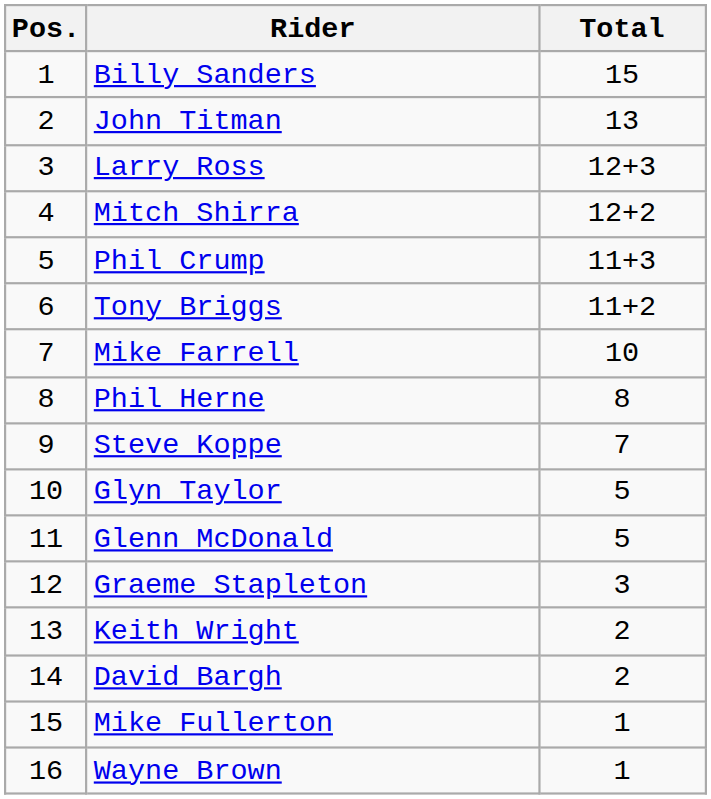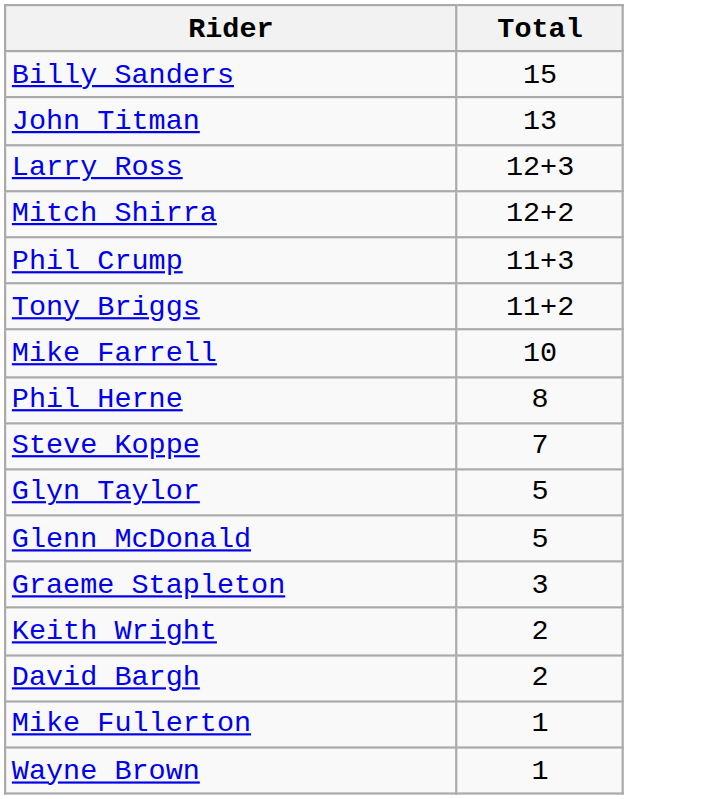- column: (46, 28)
